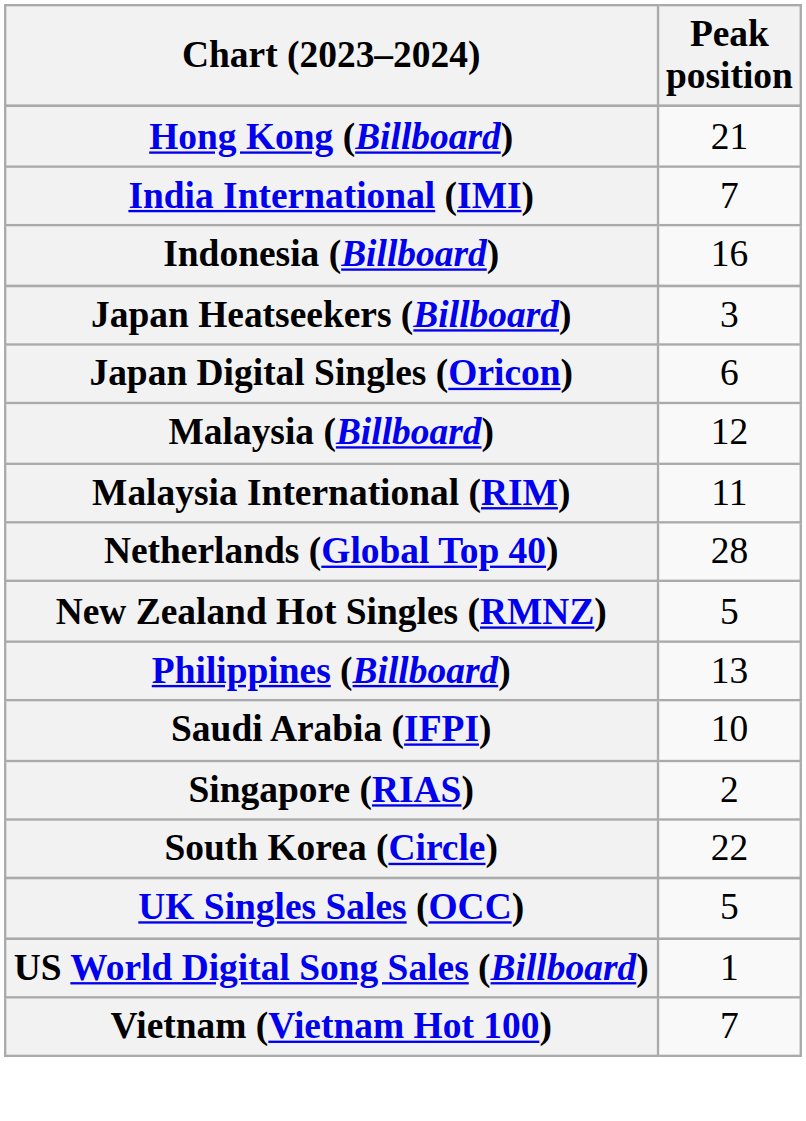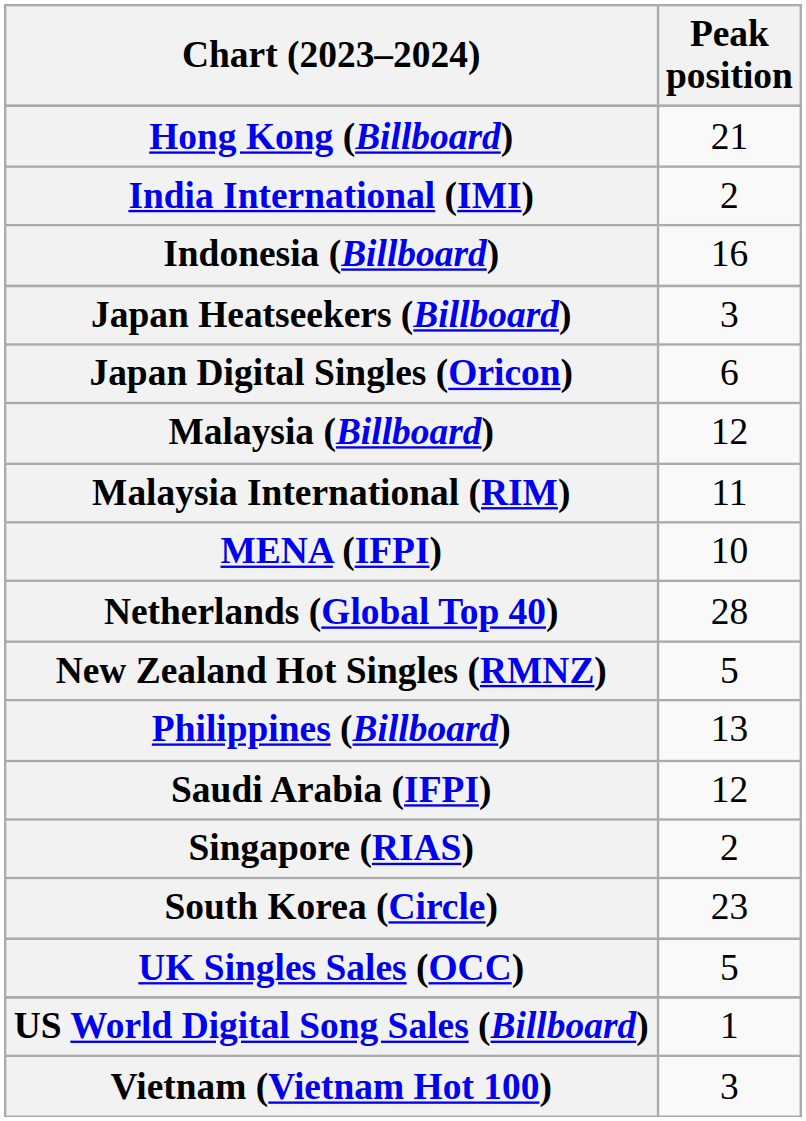(729, 195) 7 -> (729, 195) 2
+ row: (331, 551)
(729, 729) 10 -> (729, 788) 12
(729, 848) 22 -> (729, 907) 23
(729, 1026) 7 -> (729, 1085) 3
